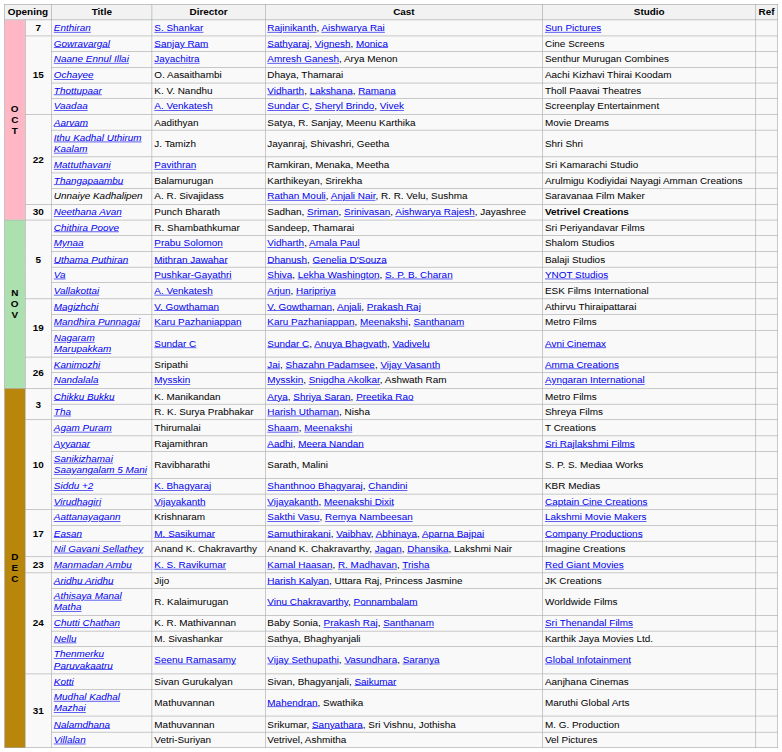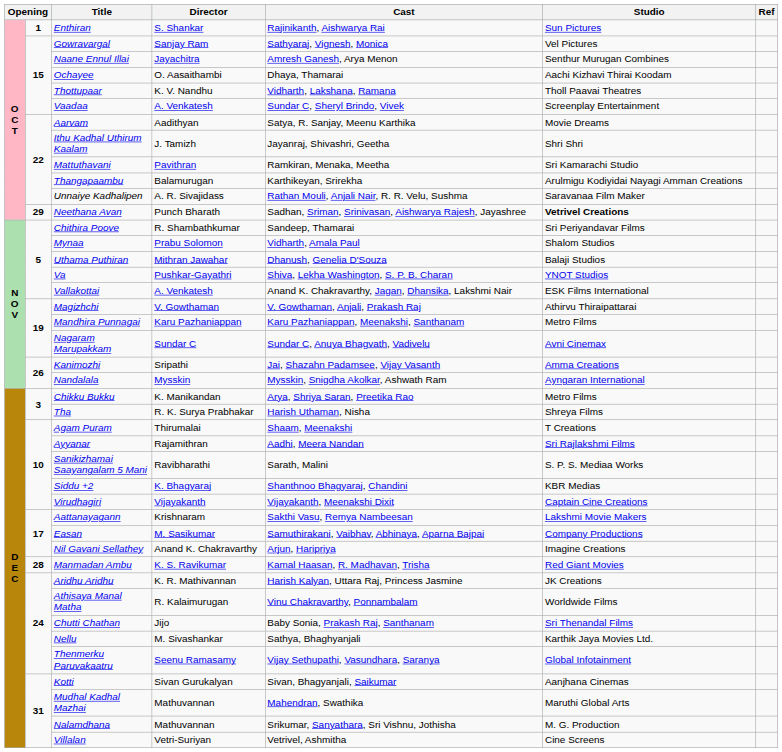(38, 28) 7 -> (38, 28) 1
(575, 43) Cine Screens -> (571, 43) Vel Pictures
(38, 212) 30 -> (38, 212) 29
(302, 290) Arjun, Haripriya -> (390, 290) Anand K. Chakravarthy, Jagan, Dhansika, Lakshmi Nair
(390, 549) Anand K. Chakravarthy, Jagan, Dhansika, Lakshmi Nair -> (302, 549) Arjun, Haripriya
(38, 565) 23 -> (38, 565) 28
(162, 580) Jijo -> (195, 580) K. R. Mathivannan
(195, 623) K. R. Mathivannan -> (162, 623) Jijo
(571, 740) Vel Pictures -> (575, 740) Cine Screens
